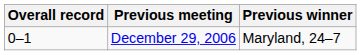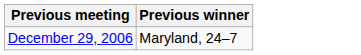- column: (56, 15)
